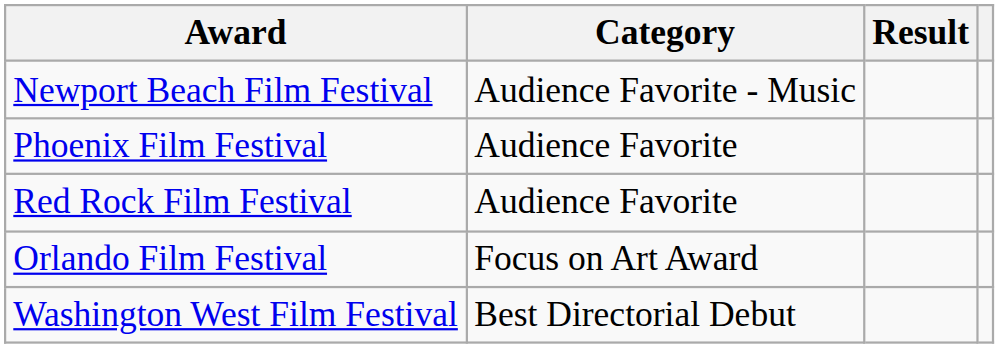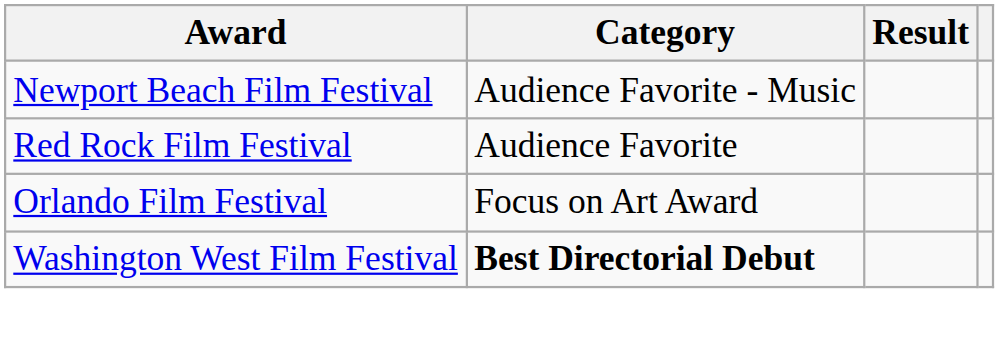- row: (170, 145)
(635, 314) normal -> (645, 257) bold
